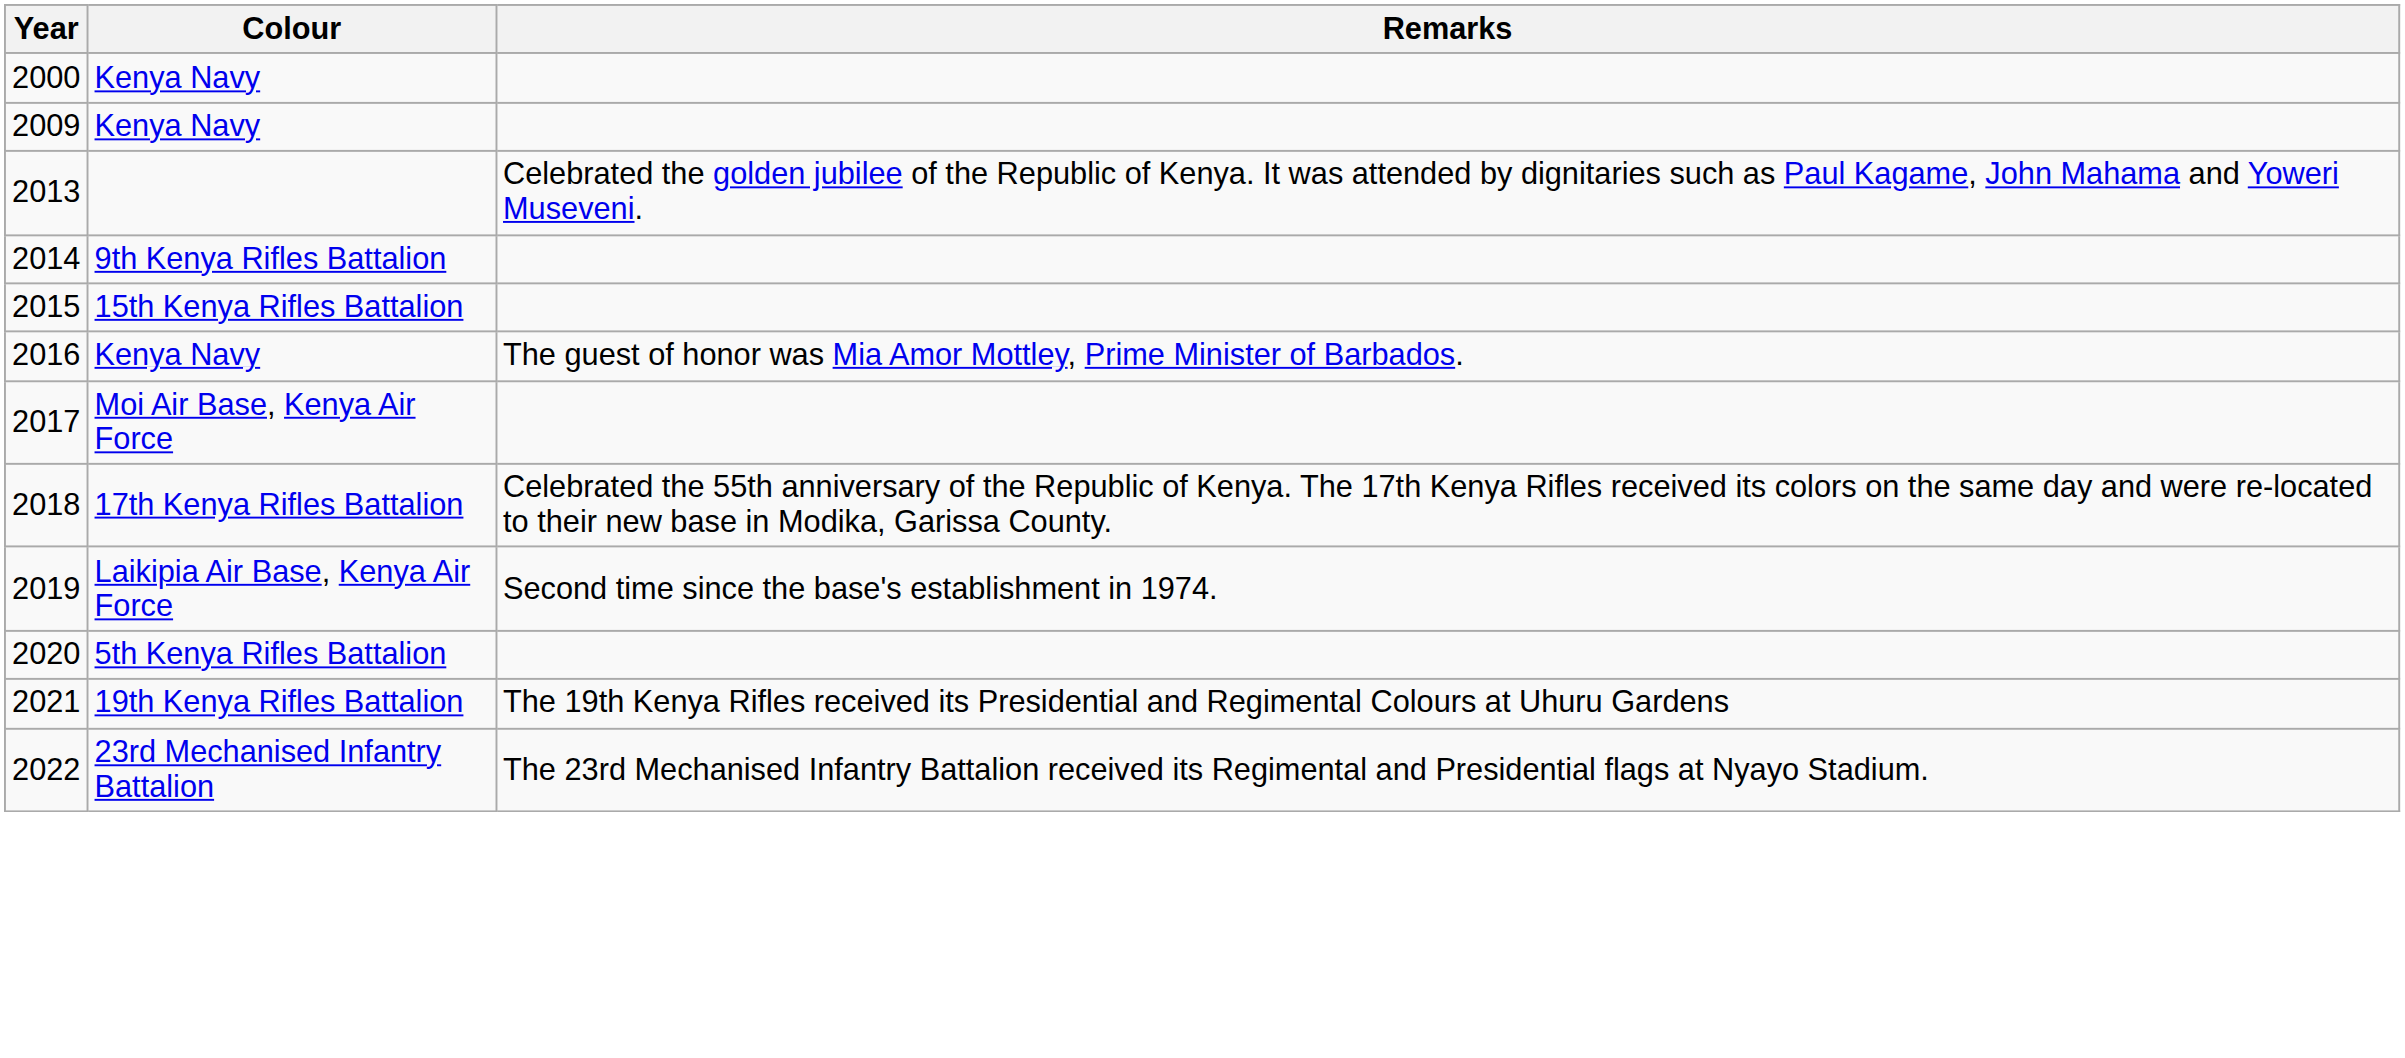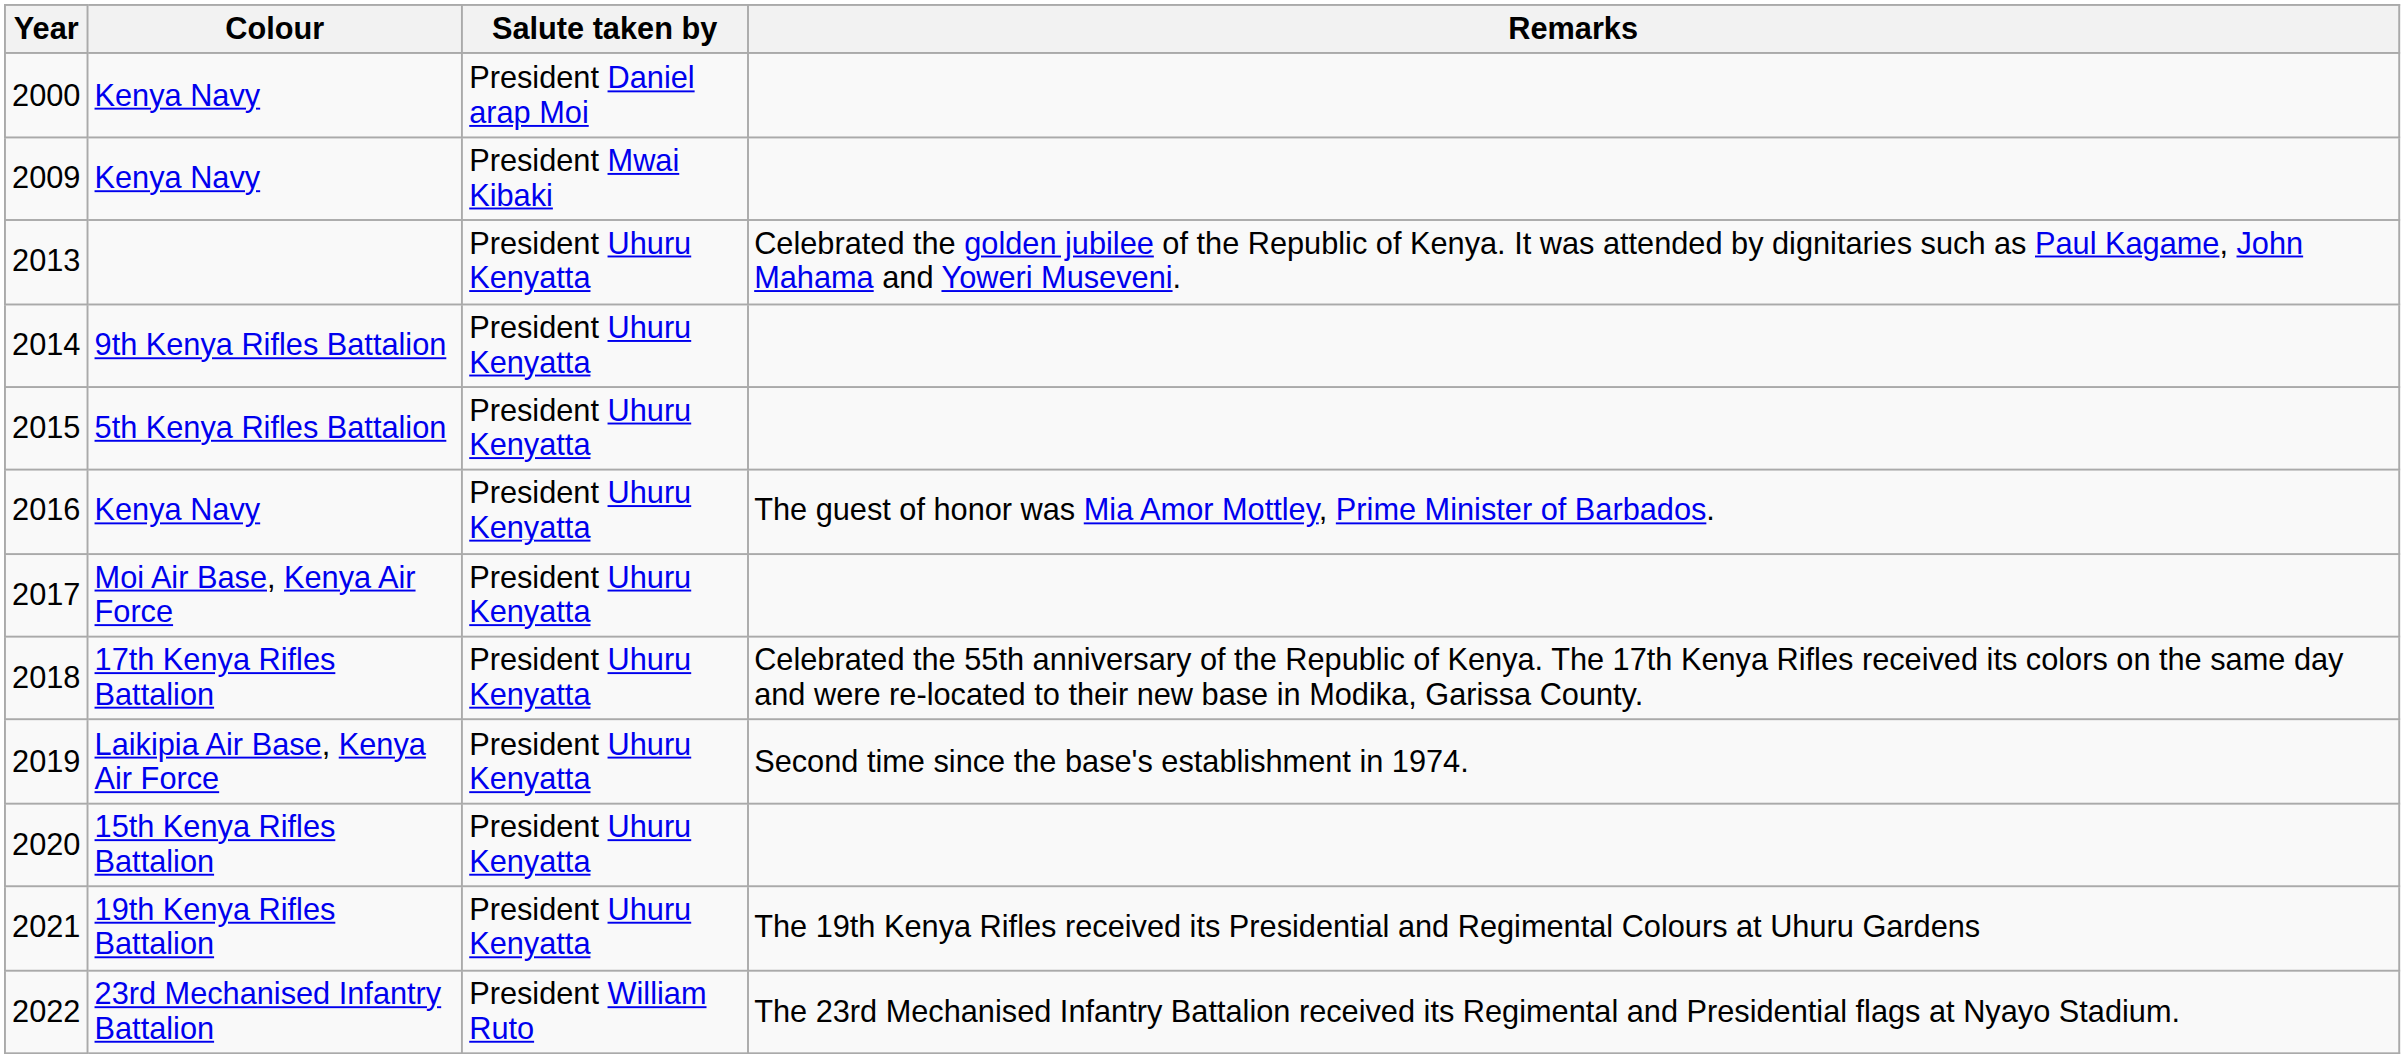+ column: (605, 28)
(279, 307) 15th Kenya Rifles Battalion -> (270, 427) 5th Kenya Rifles Battalion
(270, 654) 5th Kenya Rifles Battalion -> (215, 844) 15th Kenya Rifles Battalion
